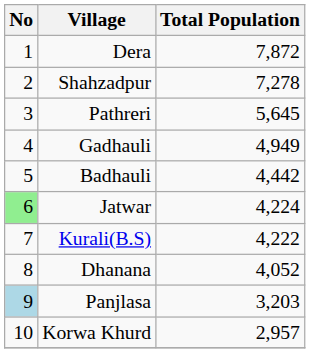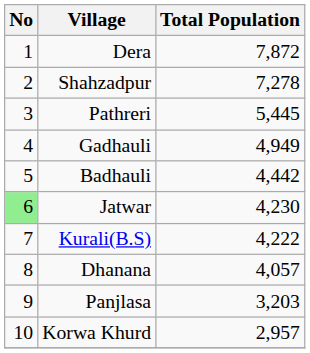(278, 113) 5,645 -> (278, 113) 5,445
(278, 207) 4,224 -> (278, 207) 4,230
(278, 269) 4,052 -> (278, 269) 4,057
(28, 301) lightblue background -> (28, 301) no background
